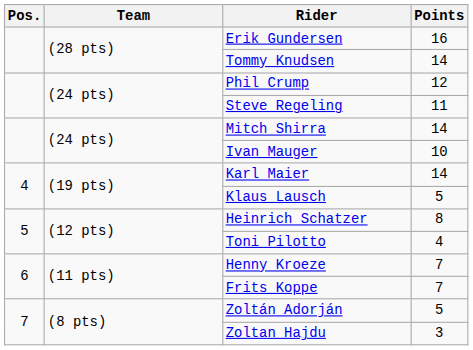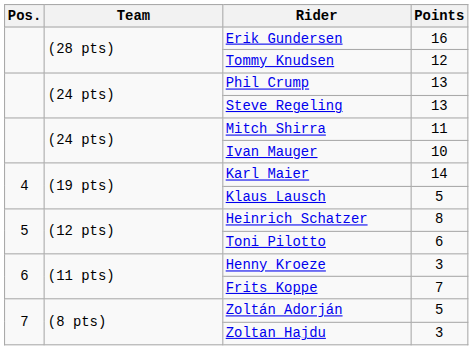(439, 61) 14 -> (439, 61) 12
(439, 84) 12 -> (439, 84) 13
(439, 107) 11 -> (439, 107) 13
(439, 129) 14 -> (439, 129) 11
(439, 243) 4 -> (439, 243) 6
(439, 265) 7 -> (439, 265) 3
